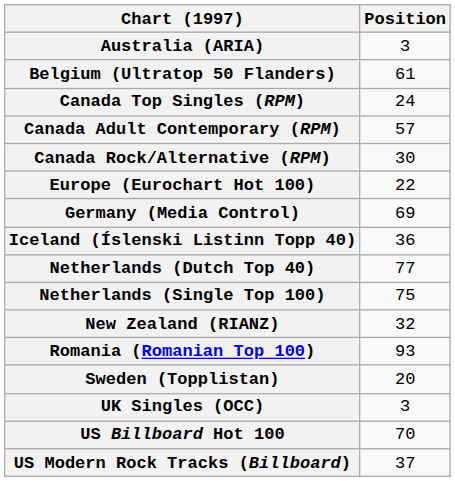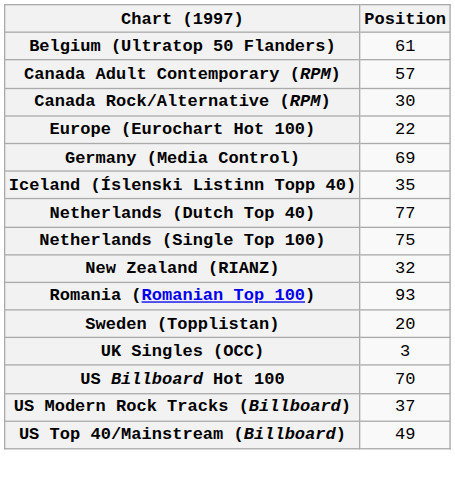- row: (182, 46)
- row: (182, 102)
(405, 241) 36 -> (405, 185) 35
+ row: (182, 435)
